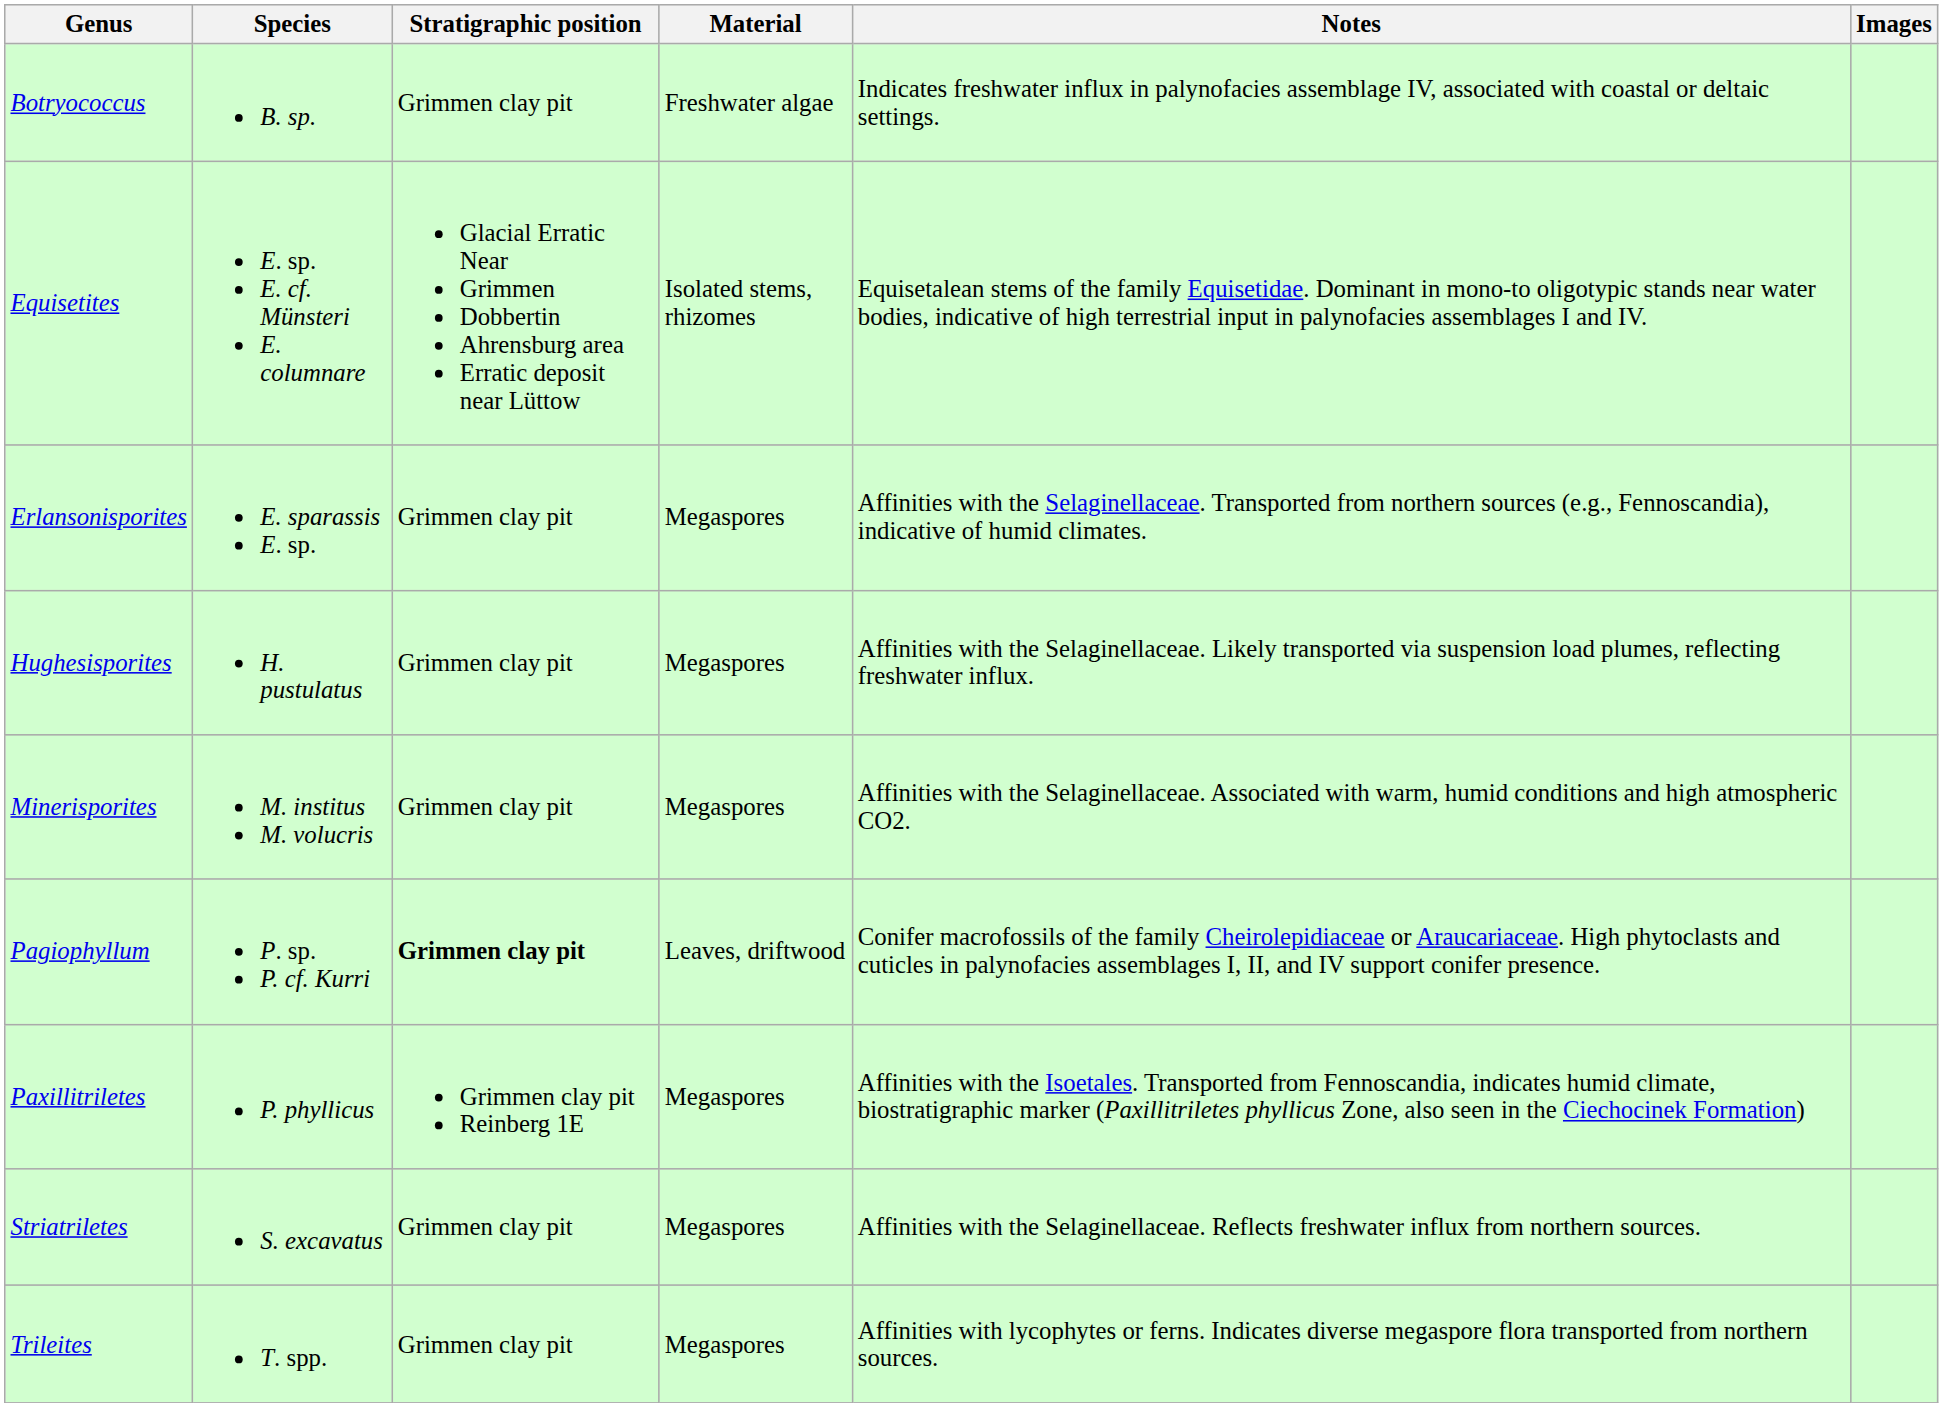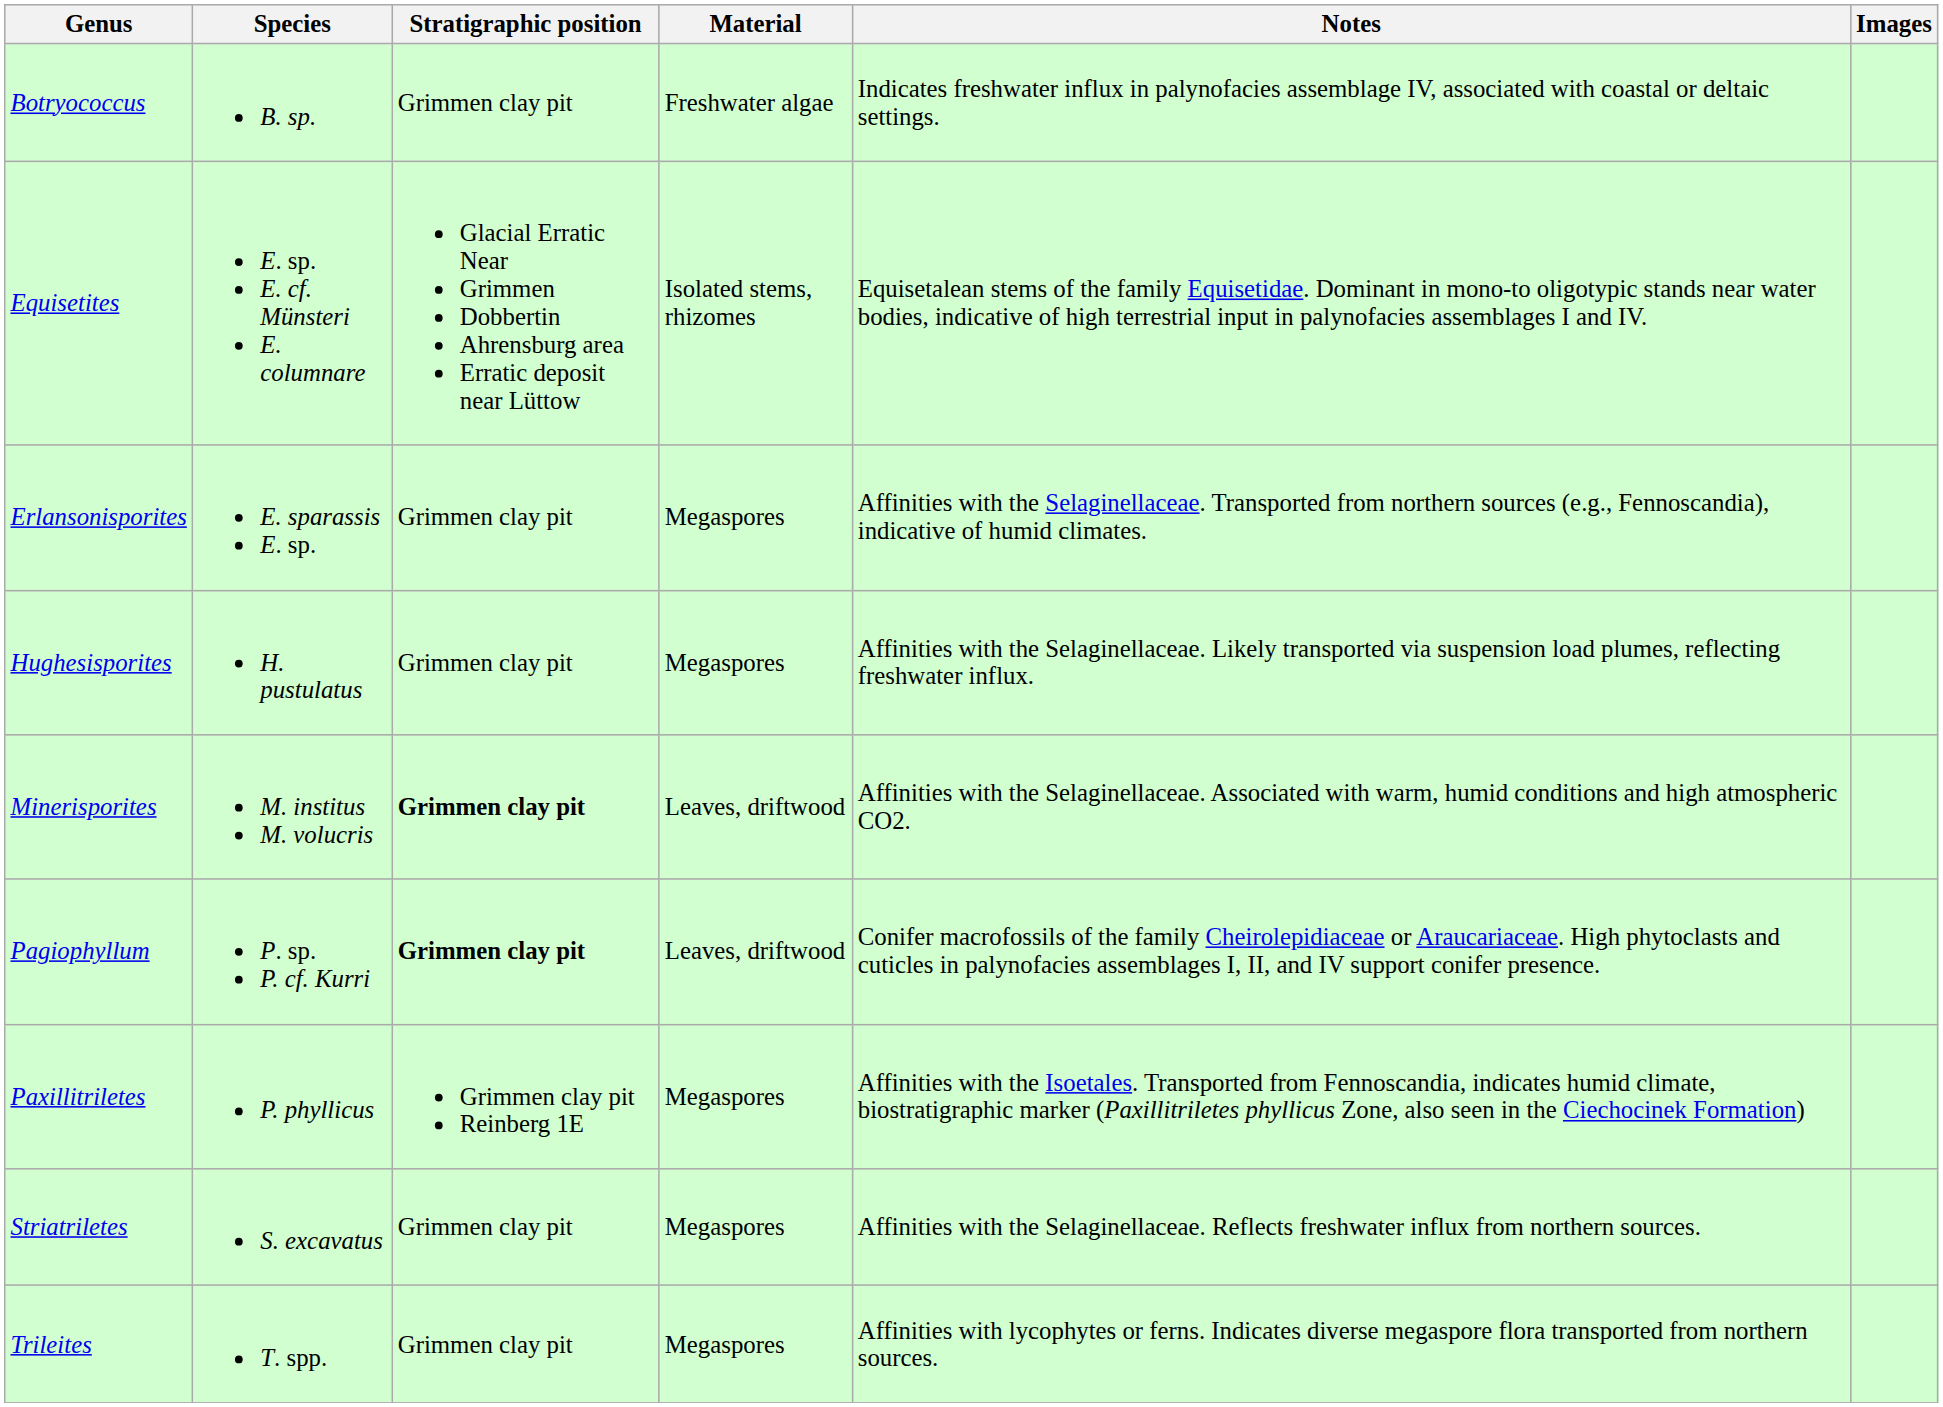(485, 806) normal -> (491, 806) bold
(725, 806) Megaspores -> (755, 806) Leaves, driftwood
